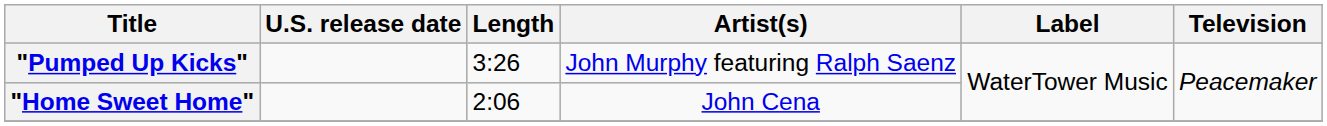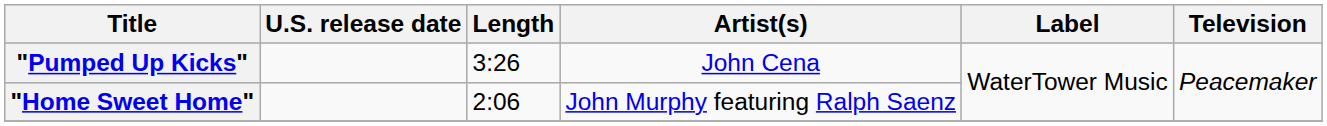(761, 62) John Murphy featuring Ralph Saenz -> (761, 62) John Cena
(761, 101) John Cena -> (761, 101) John Murphy featuring Ralph Saenz
